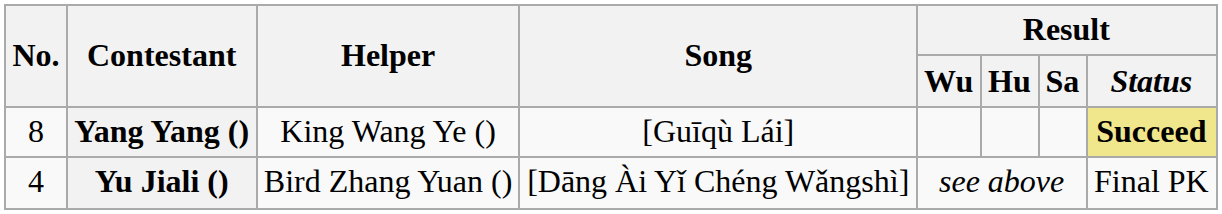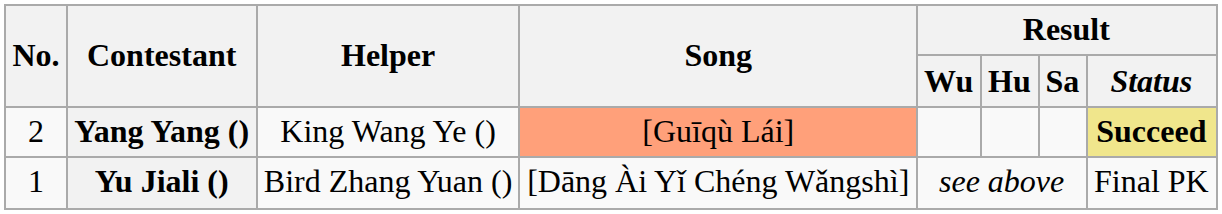(36, 131) 8 -> (36, 131) 2
(718, 131) no background -> (718, 131) lightsalmon background
(36, 182) 4 -> (36, 182) 1
